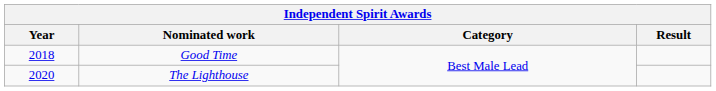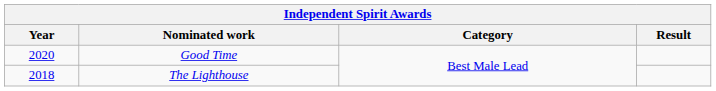(42, 55) 2018 -> (42, 55) 2020
(42, 75) 2020 -> (42, 75) 2018
